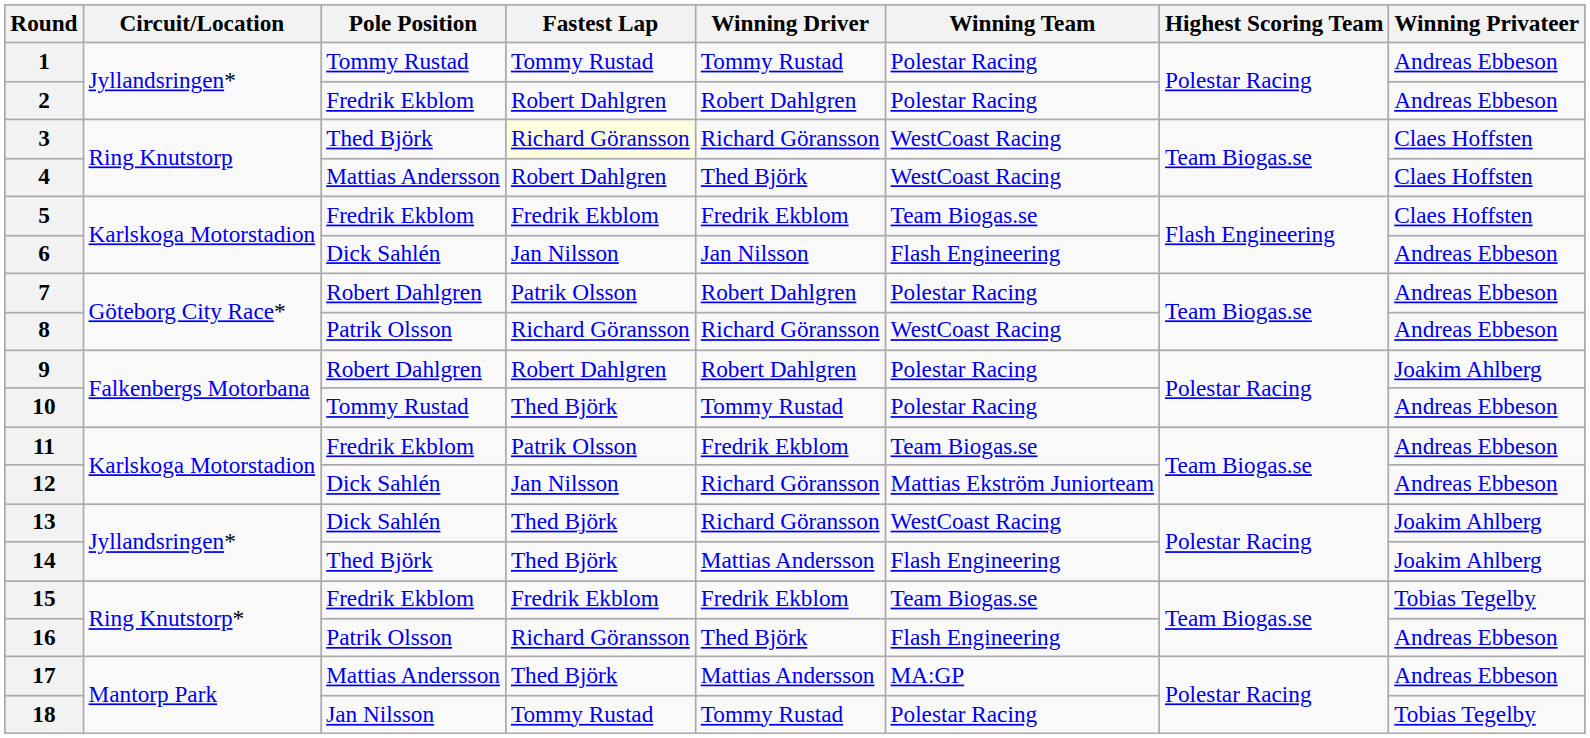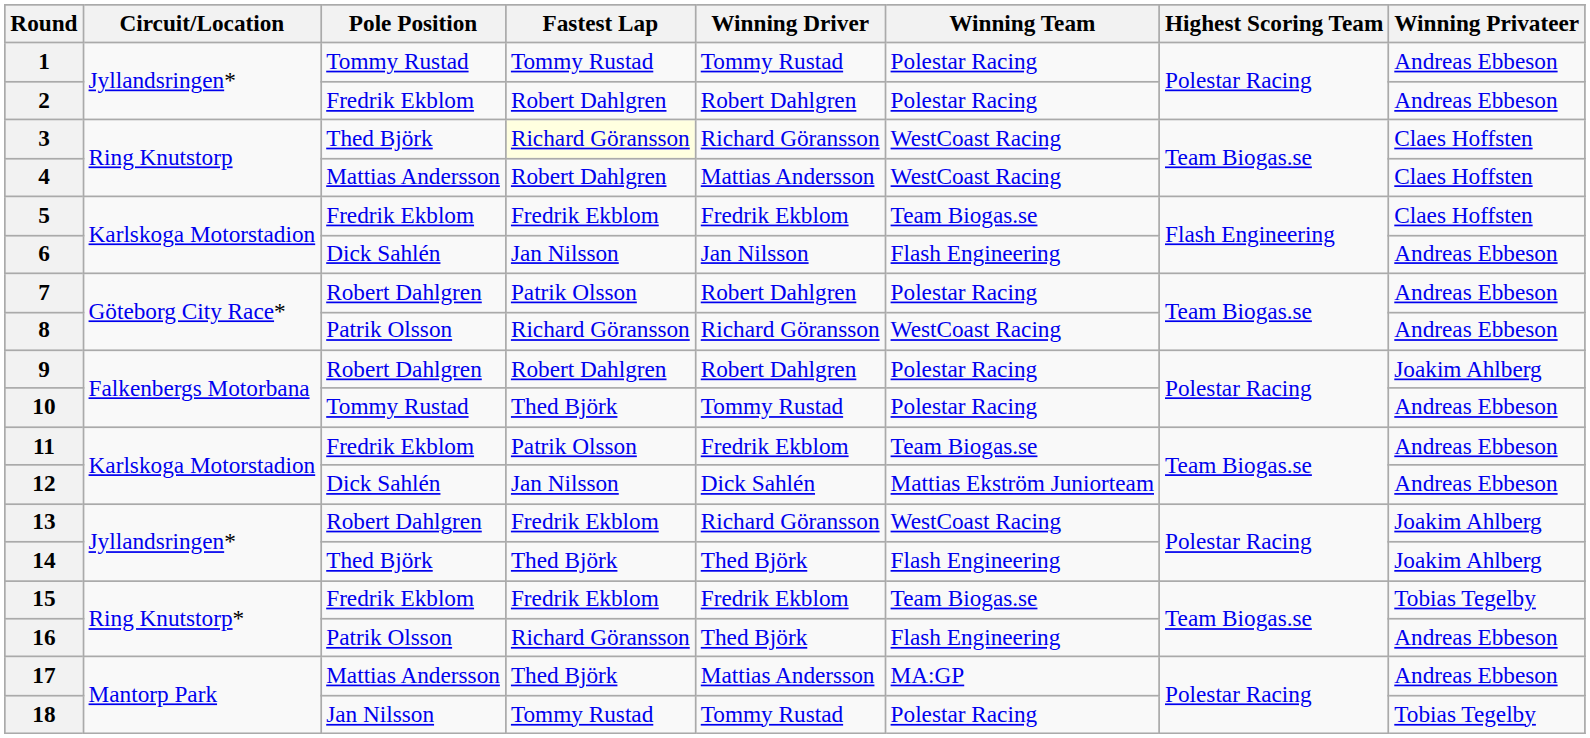(754, 176) Thed Björk -> (788, 176) Mattias Andersson
(790, 483) Richard Göransson -> (758, 483) Dick Sahlén
(383, 522) Dick Sahlén -> (404, 522) Robert Dahlgren
(564, 522) Thed Björk -> (585, 522) Fredrik Ekblom
(788, 560) Mattias Andersson -> (754, 560) Thed Björk
